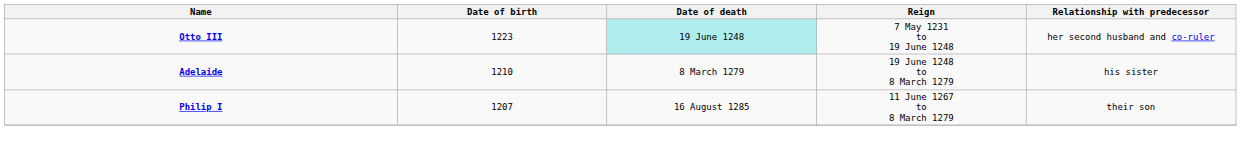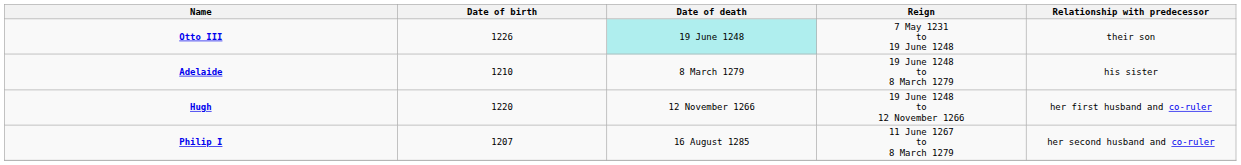(502, 37) 1223 -> (502, 37) 1226
(1131, 37) her second husband and co-ruler -> (1131, 37) their son
+ row: (201, 107)
(1131, 107) their son -> (1131, 143) her second husband and co-ruler
